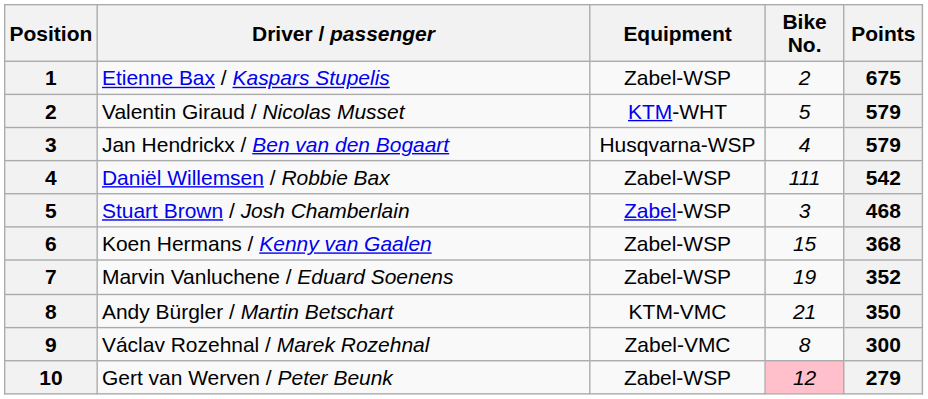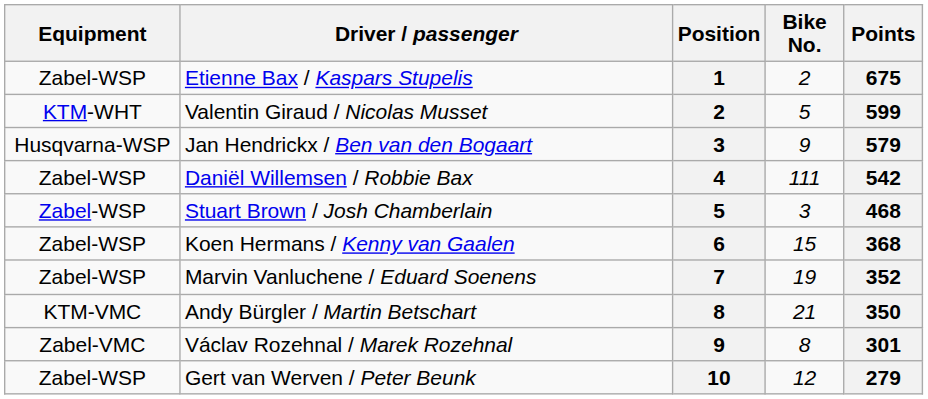columns swapped: (51, 33) <-> (678, 33)
(883, 111) 579 -> (883, 111) 599
(805, 145) 4 -> (805, 145) 9
(883, 344) 300 -> (883, 344) 301
(805, 377) pink background -> (805, 377) no background
